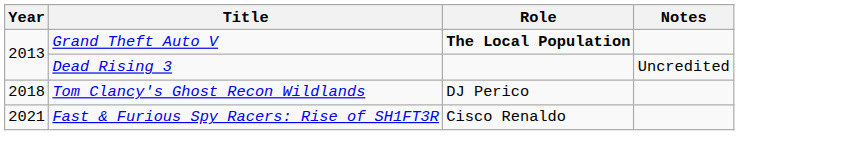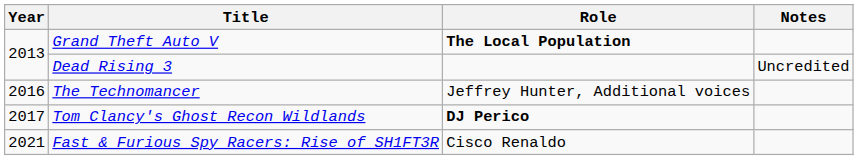+ row: (126, 92)
(27, 92) 2018 -> (27, 117) 2017
(488, 92) normal -> (488, 117) bold
